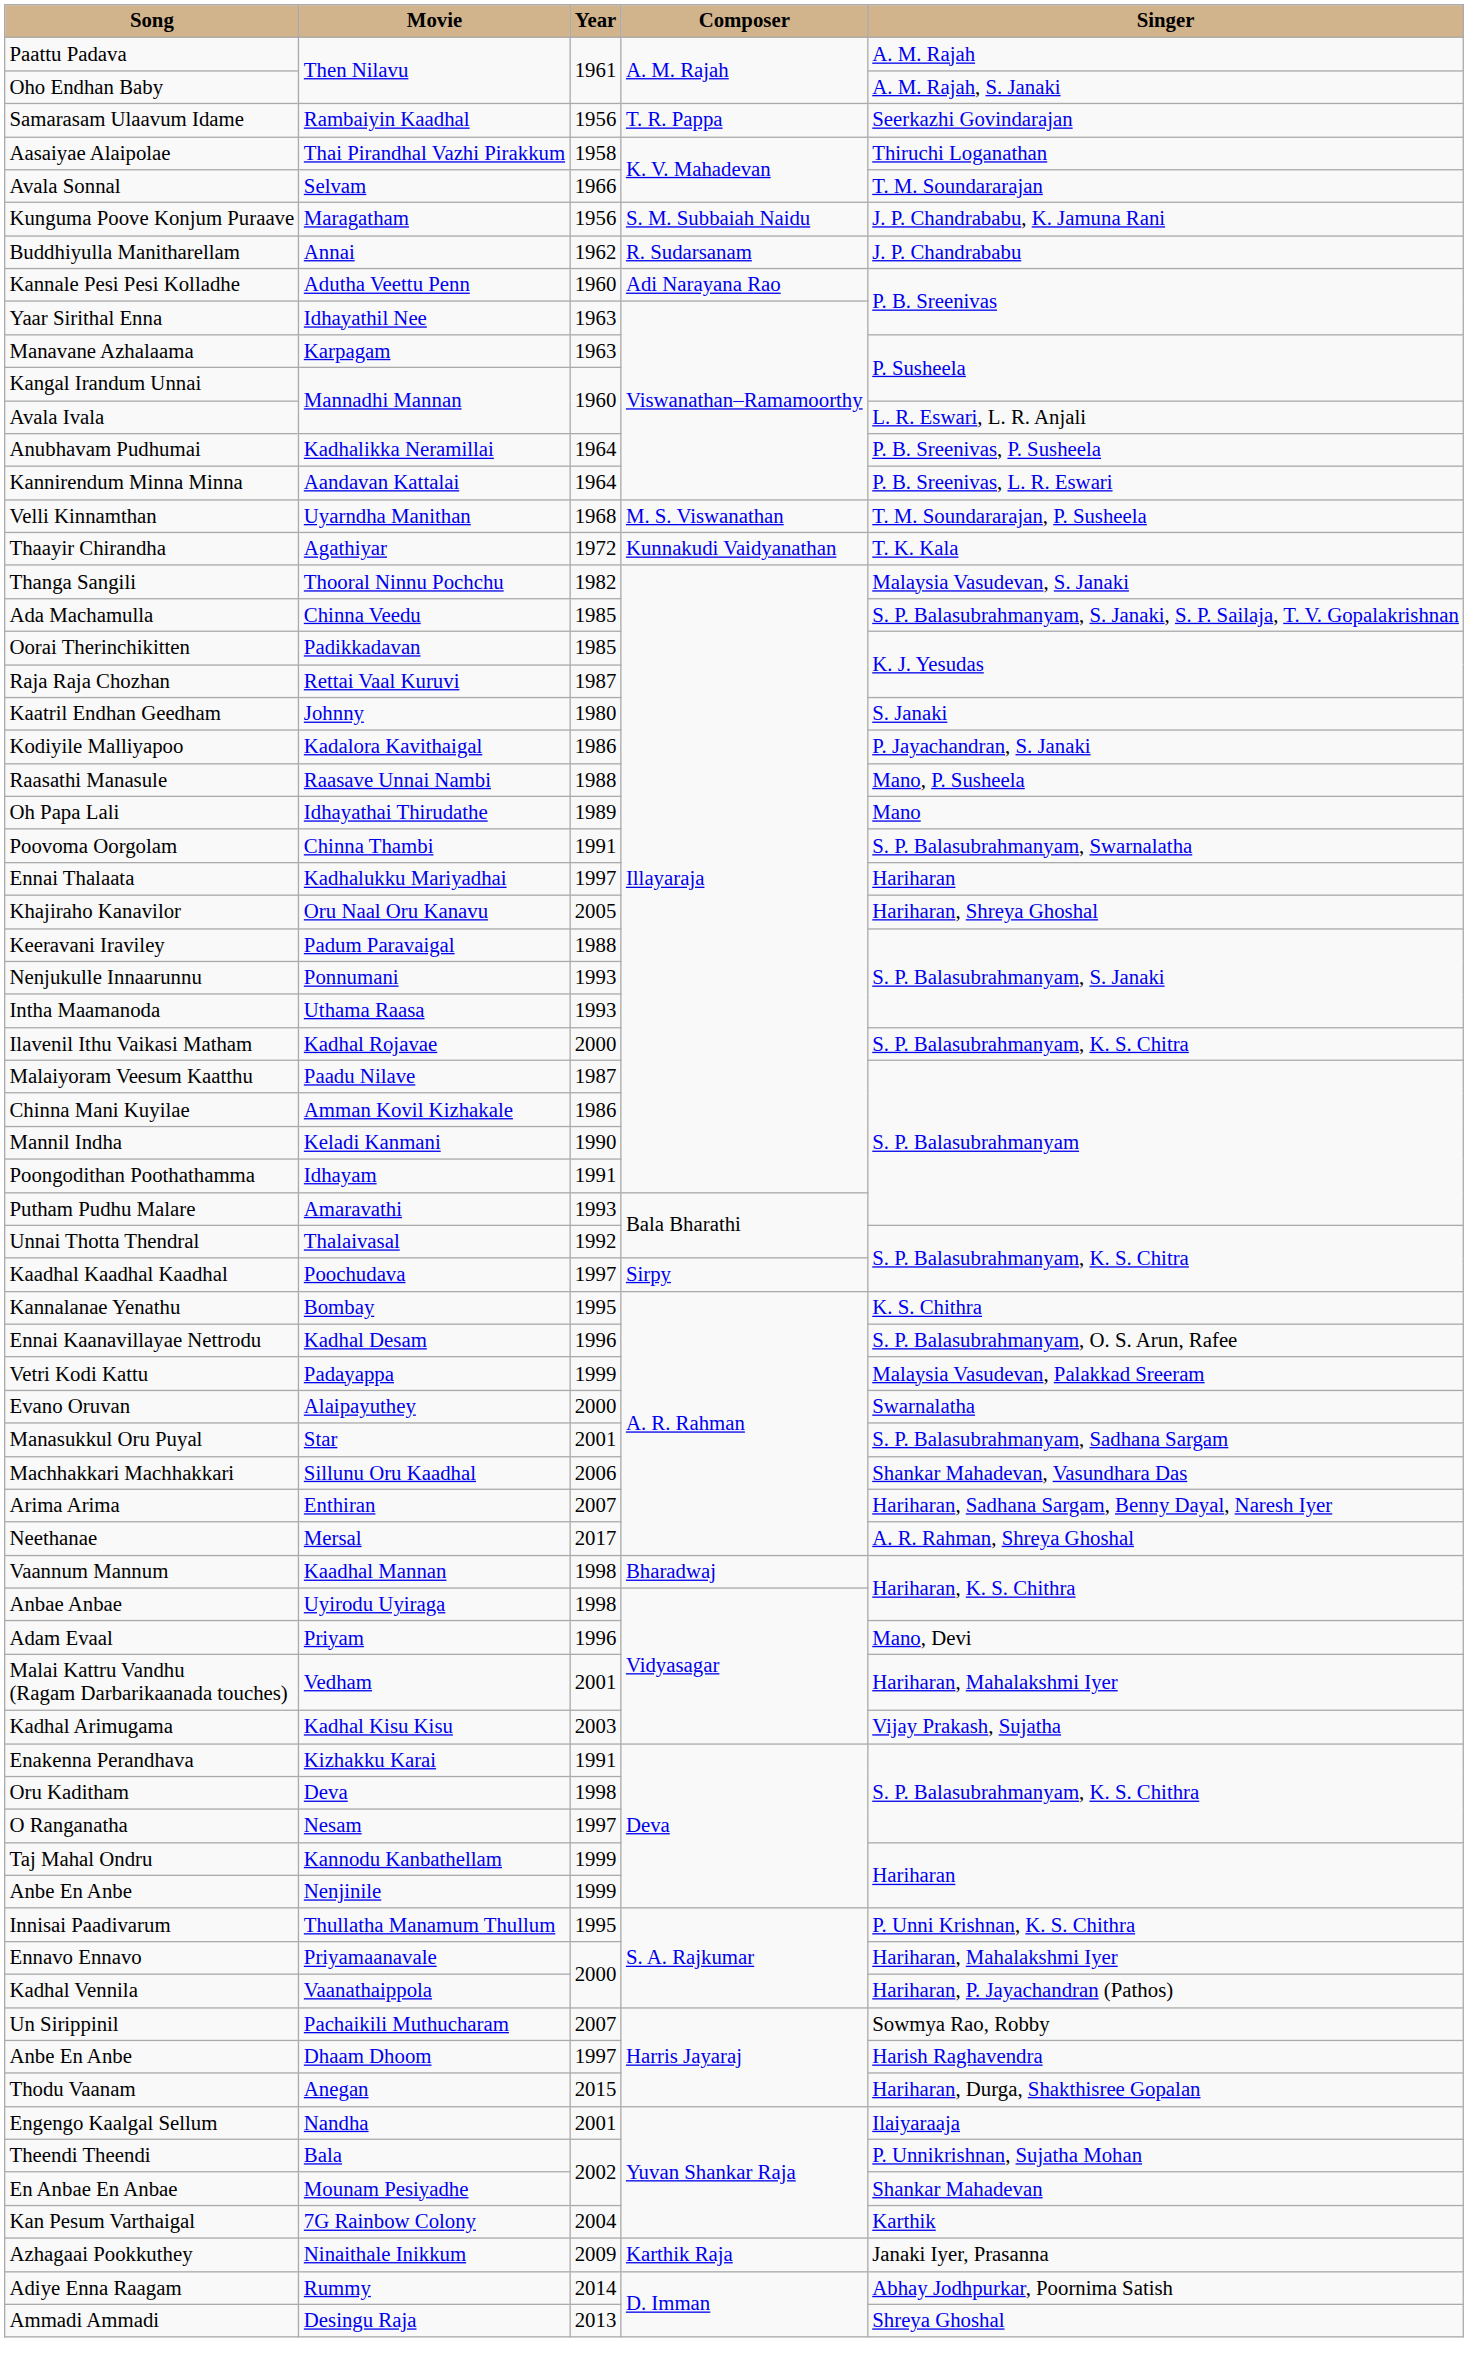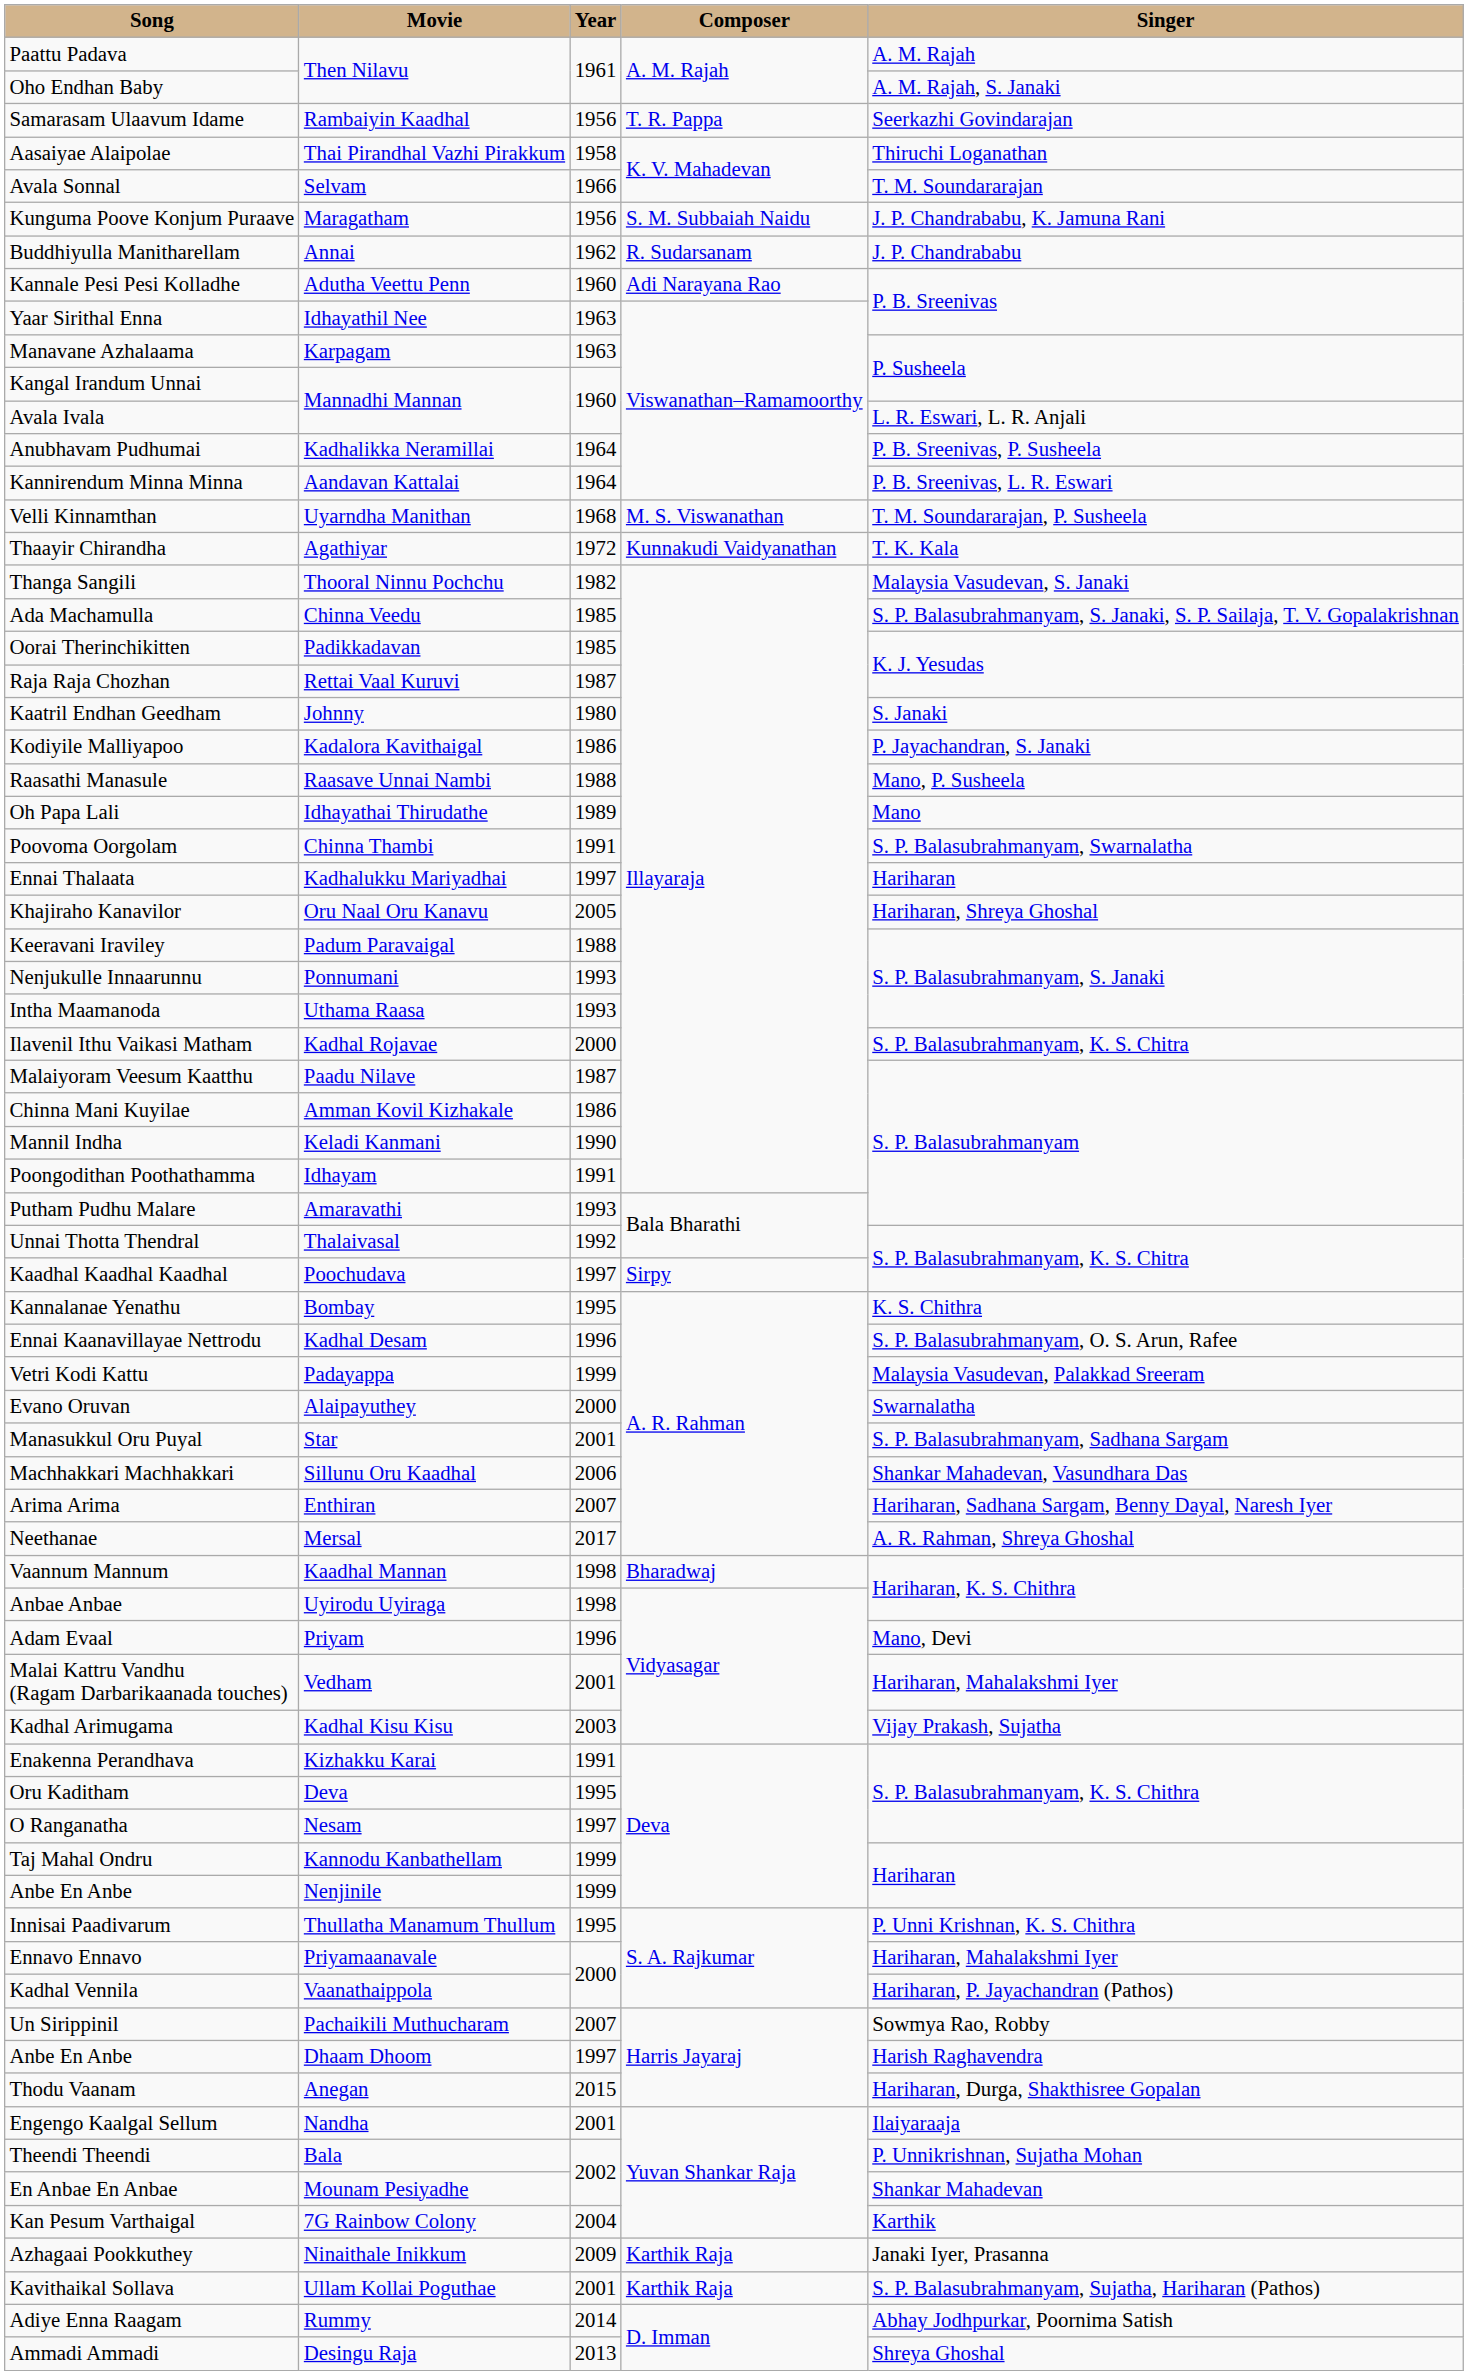(596, 1792) 1998 -> (596, 1792) 1995
+ row: (92, 2287)
